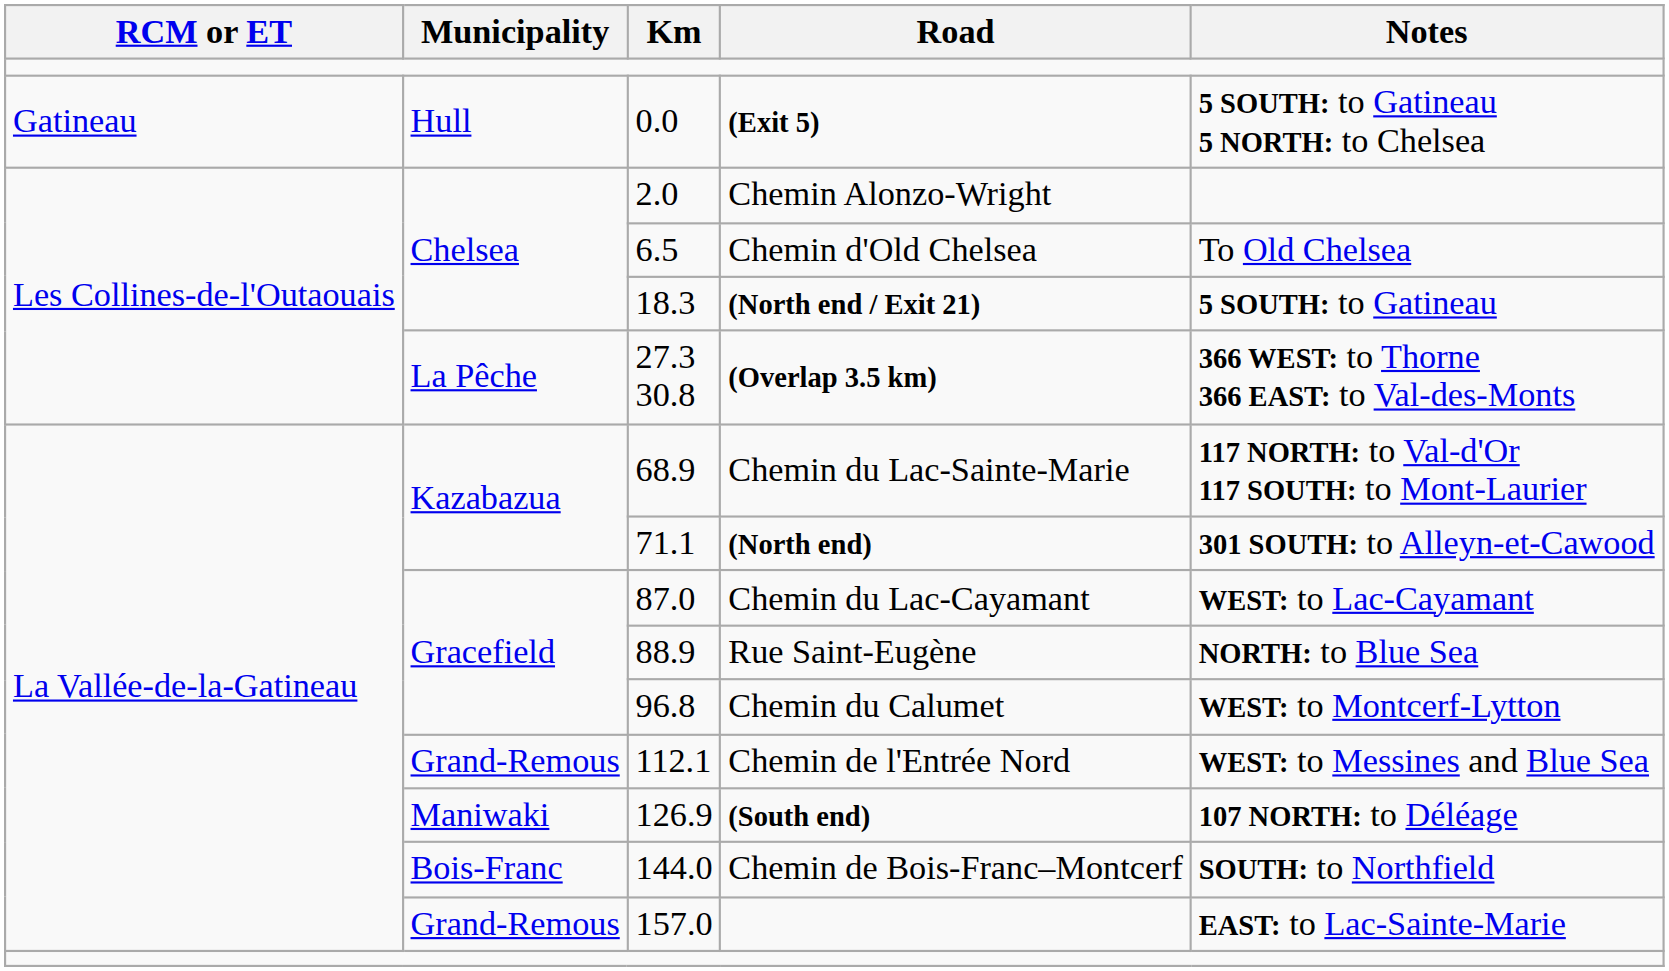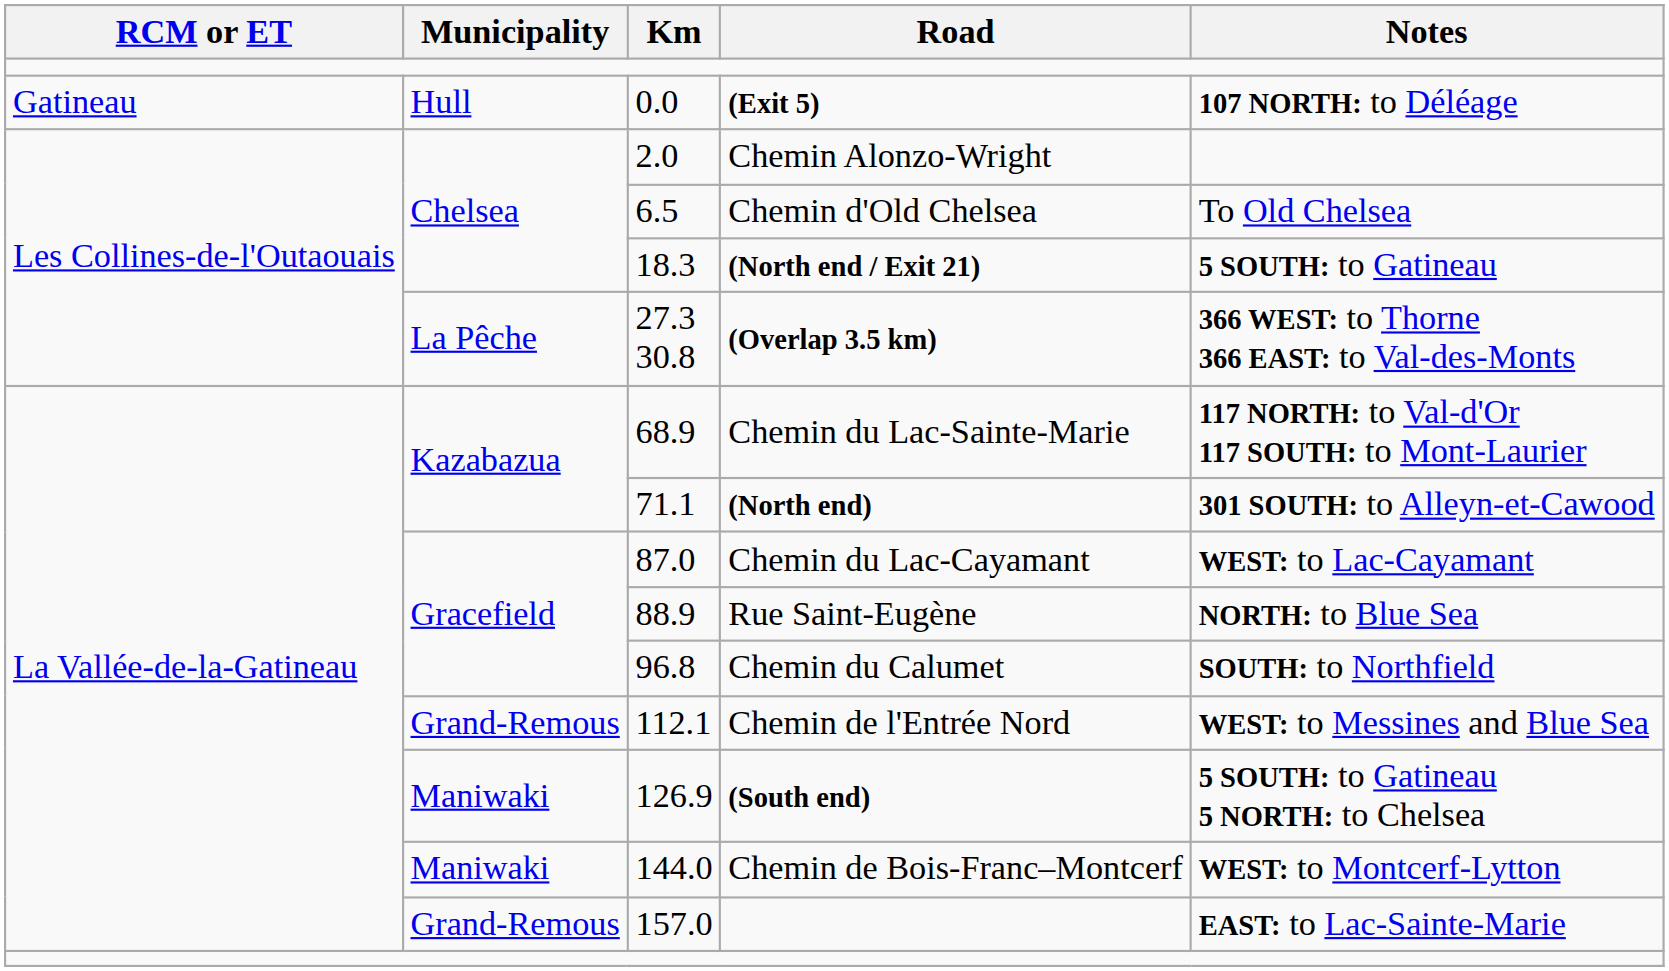(1348, 120) 5 SOUTH: to Gatineau 5 NORTH: to Chelsea -> (1358, 101) 107 NORTH: to Déléage
(1380, 706) WEST: to Montcerf-Lytton -> (1347, 667) SOUTH: to Northfield
(1358, 814) 107 NORTH: to Déléage -> (1348, 795) 5 SOUTH: to Gatineau 5 NORTH: to Chelsea
(487, 868) Bois-Franc -> (480, 868) Maniwaki
(1347, 868) SOUTH: to Northfield -> (1380, 868) WEST: to Montcerf-Lytton
